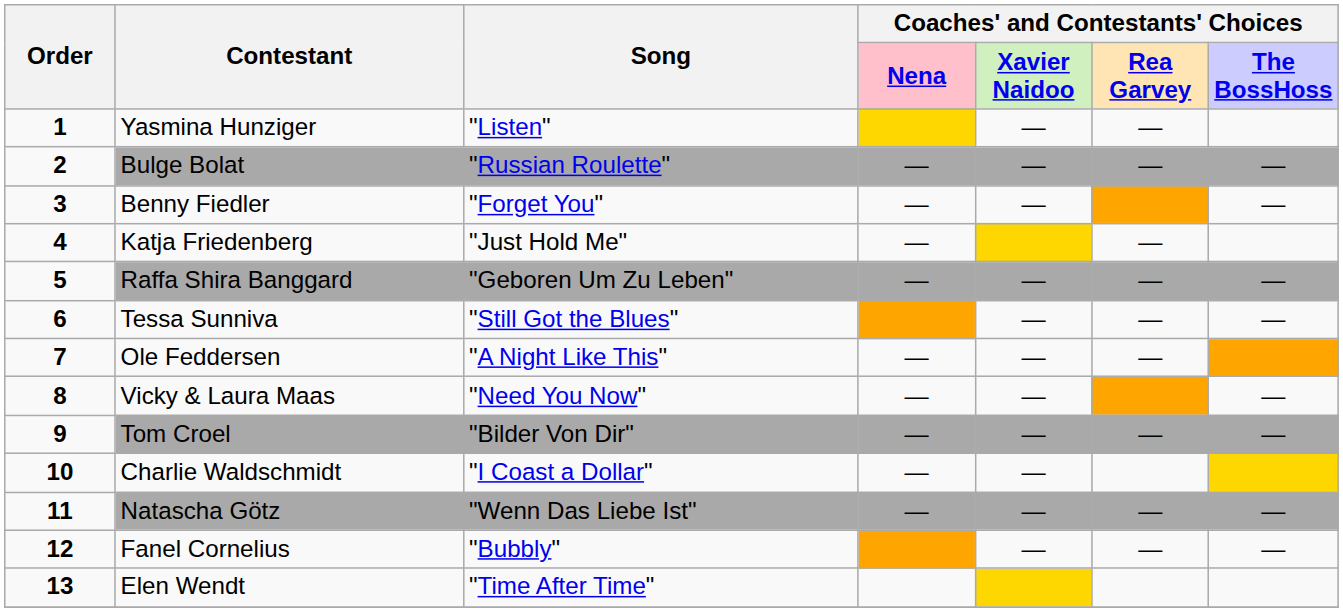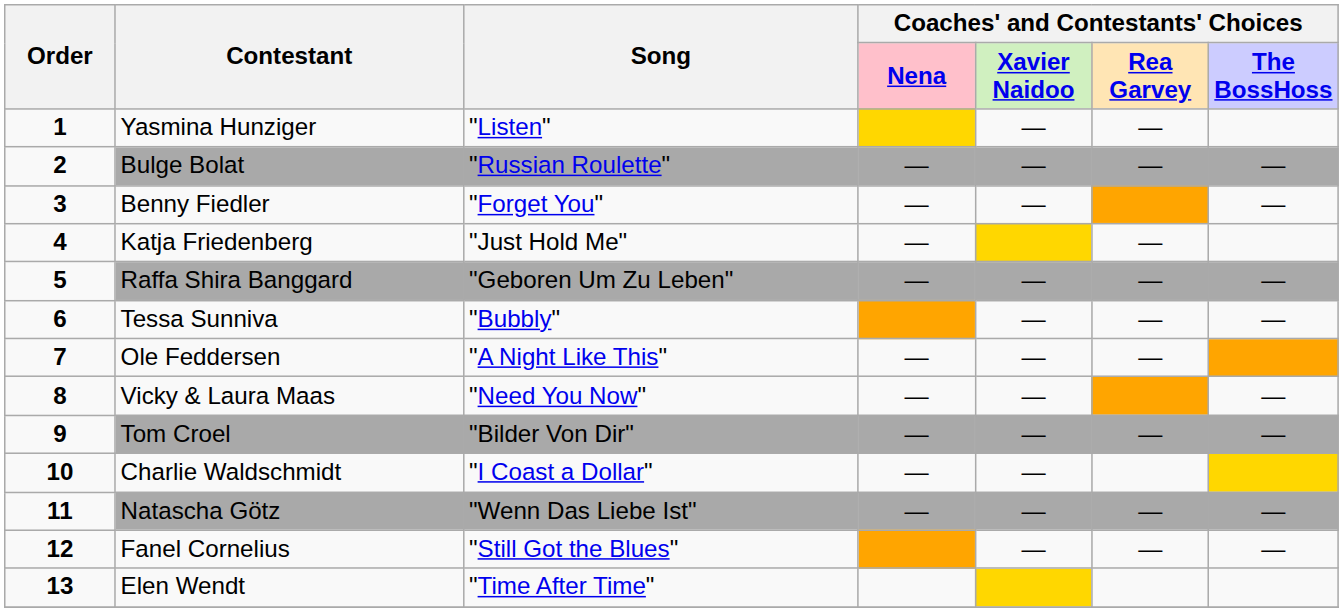(574, 319) "Still Got the Blues" -> (515, 319) "Bubbly"
(515, 548) "Bubbly" -> (574, 548) "Still Got the Blues"
